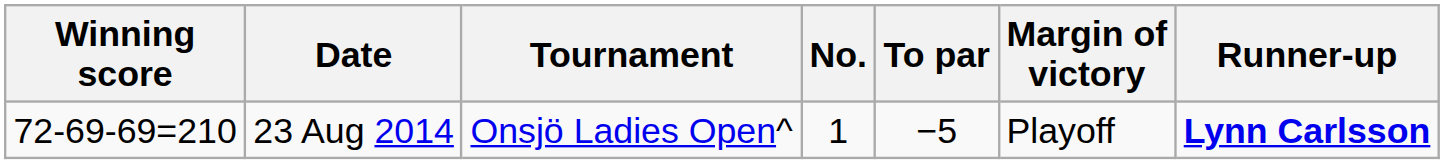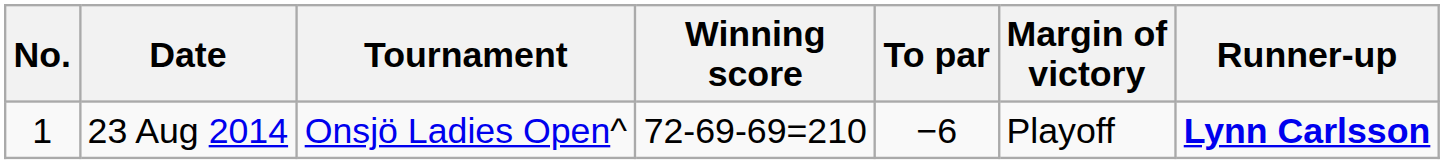columns swapped: (838, 54) <-> (125, 54)
(937, 130) −5 -> (937, 130) −6
